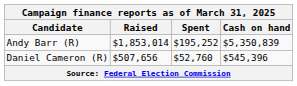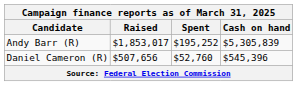(141, 42) $1,853,014 -> (141, 42) $1,853,017
(251, 42) $5,350,839 -> (251, 42) $5,305,839
